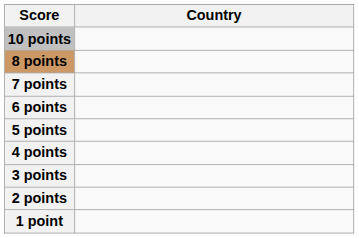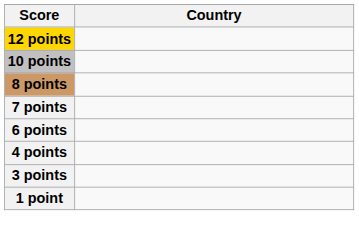+ row: (39, 38)
- row: (39, 130)
- row: (39, 198)
